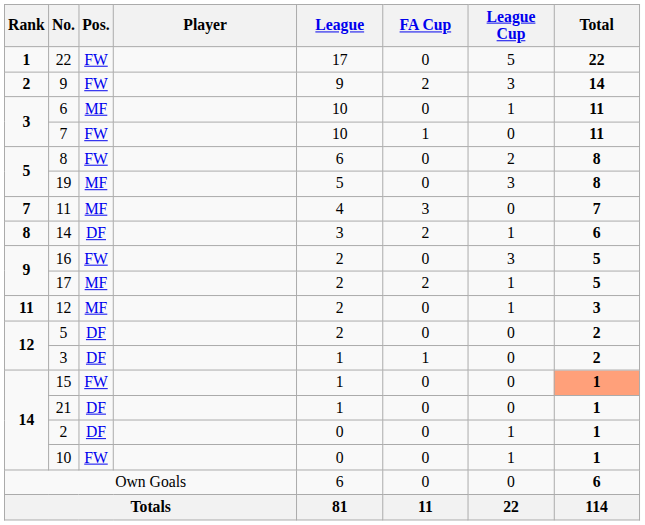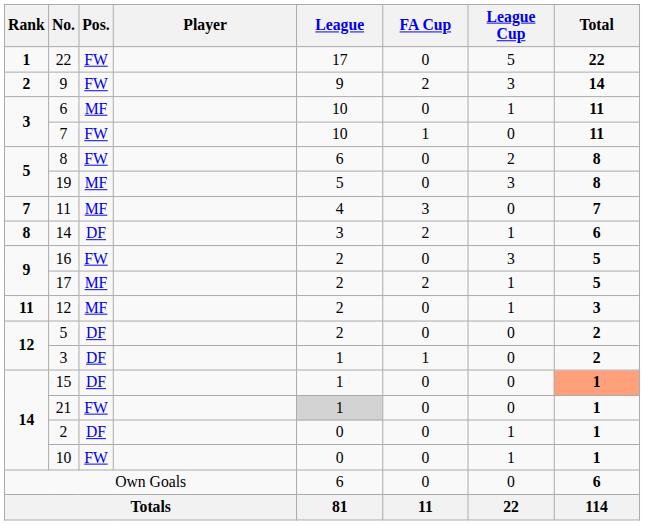(96, 382) FW -> (96, 382) DF
(96, 407) DF -> (96, 407) FW
(340, 407) no background -> (340, 407) lightgrey background
